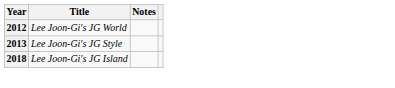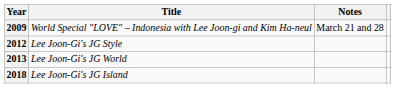+ row: (17, 28)
(79, 28) Lee Joon-Gi's JG World -> (77, 43) Lee Joon-Gi's JG Style
(77, 43) Lee Joon-Gi's JG Style -> (79, 59) Lee Joon-Gi's JG World
